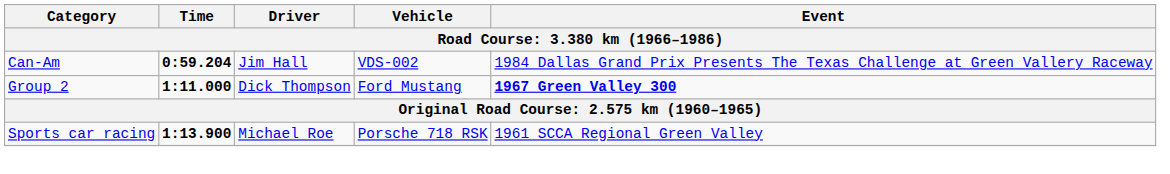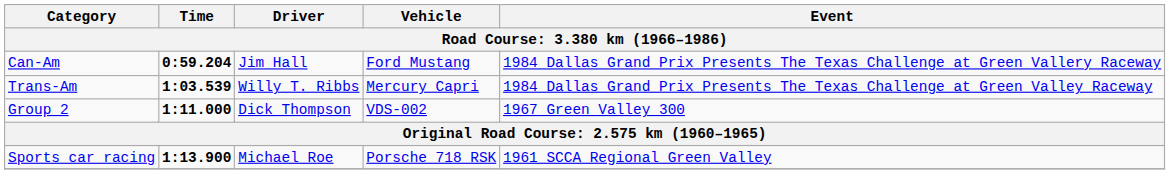(388, 63) VDS-002 -> (418, 63) Ford Mustang
+ row: (43, 87)
(410, 87) Ford Mustang -> (397, 110) VDS-002
(585, 87) bold -> (594, 110) normal
